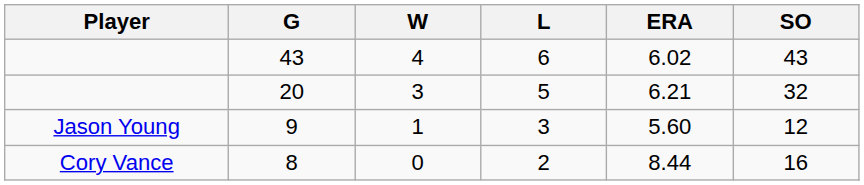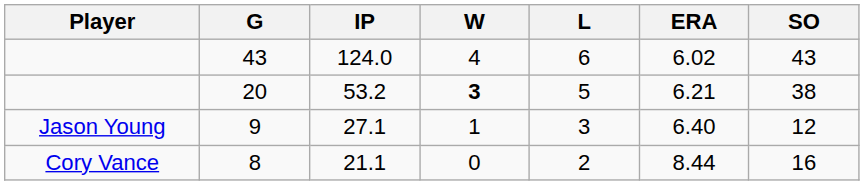+ column: (365, 22)
(418, 92) normal -> (474, 92) bold
(796, 92) 32 -> (804, 92) 38
(670, 127) 5.60 -> (694, 127) 6.40
